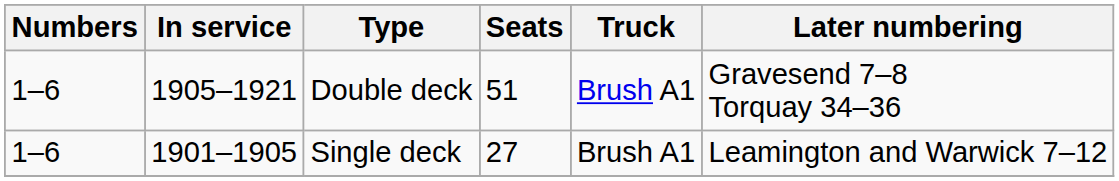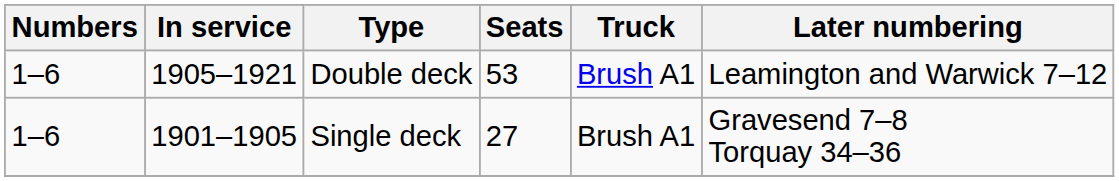(502, 90) 51 -> (502, 73) 53
(808, 90) Gravesend 7–8 Torquay 34–36 -> (908, 73) Leamington and Warwick 7–12
(908, 152) Leamington and Warwick 7–12 -> (808, 136) Gravesend 7–8 Torquay 34–36
